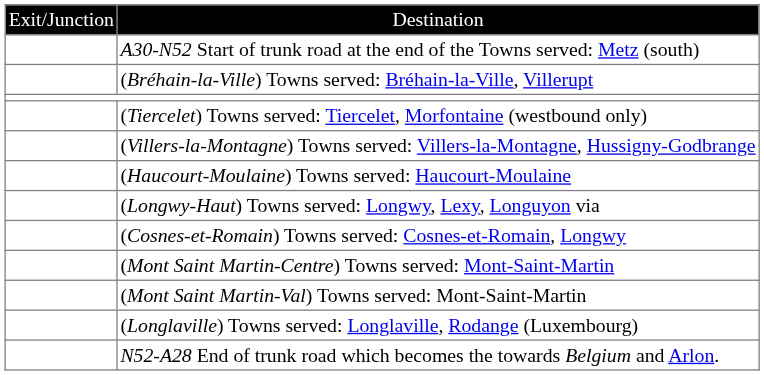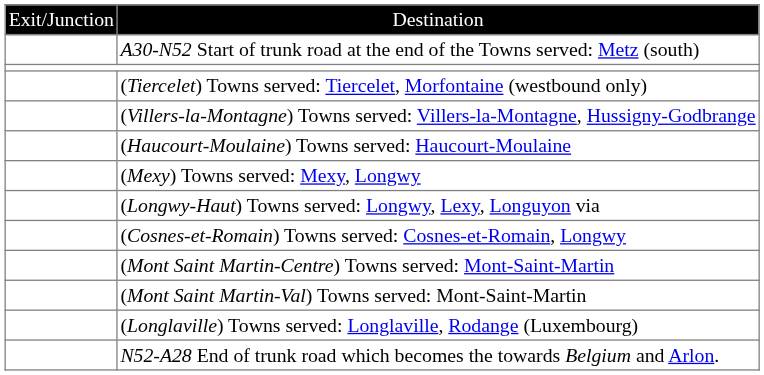- row: (357, 79)
+ row: (271, 175)
